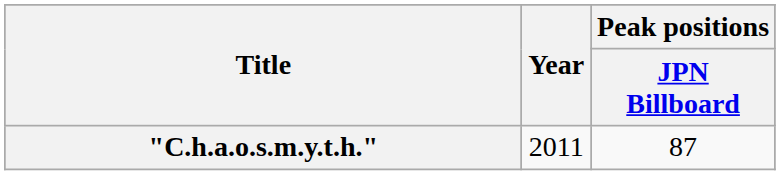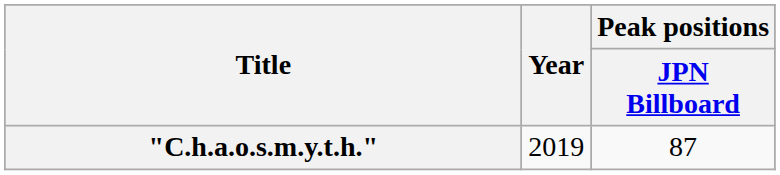(556, 147) 2011 -> (556, 147) 2019
